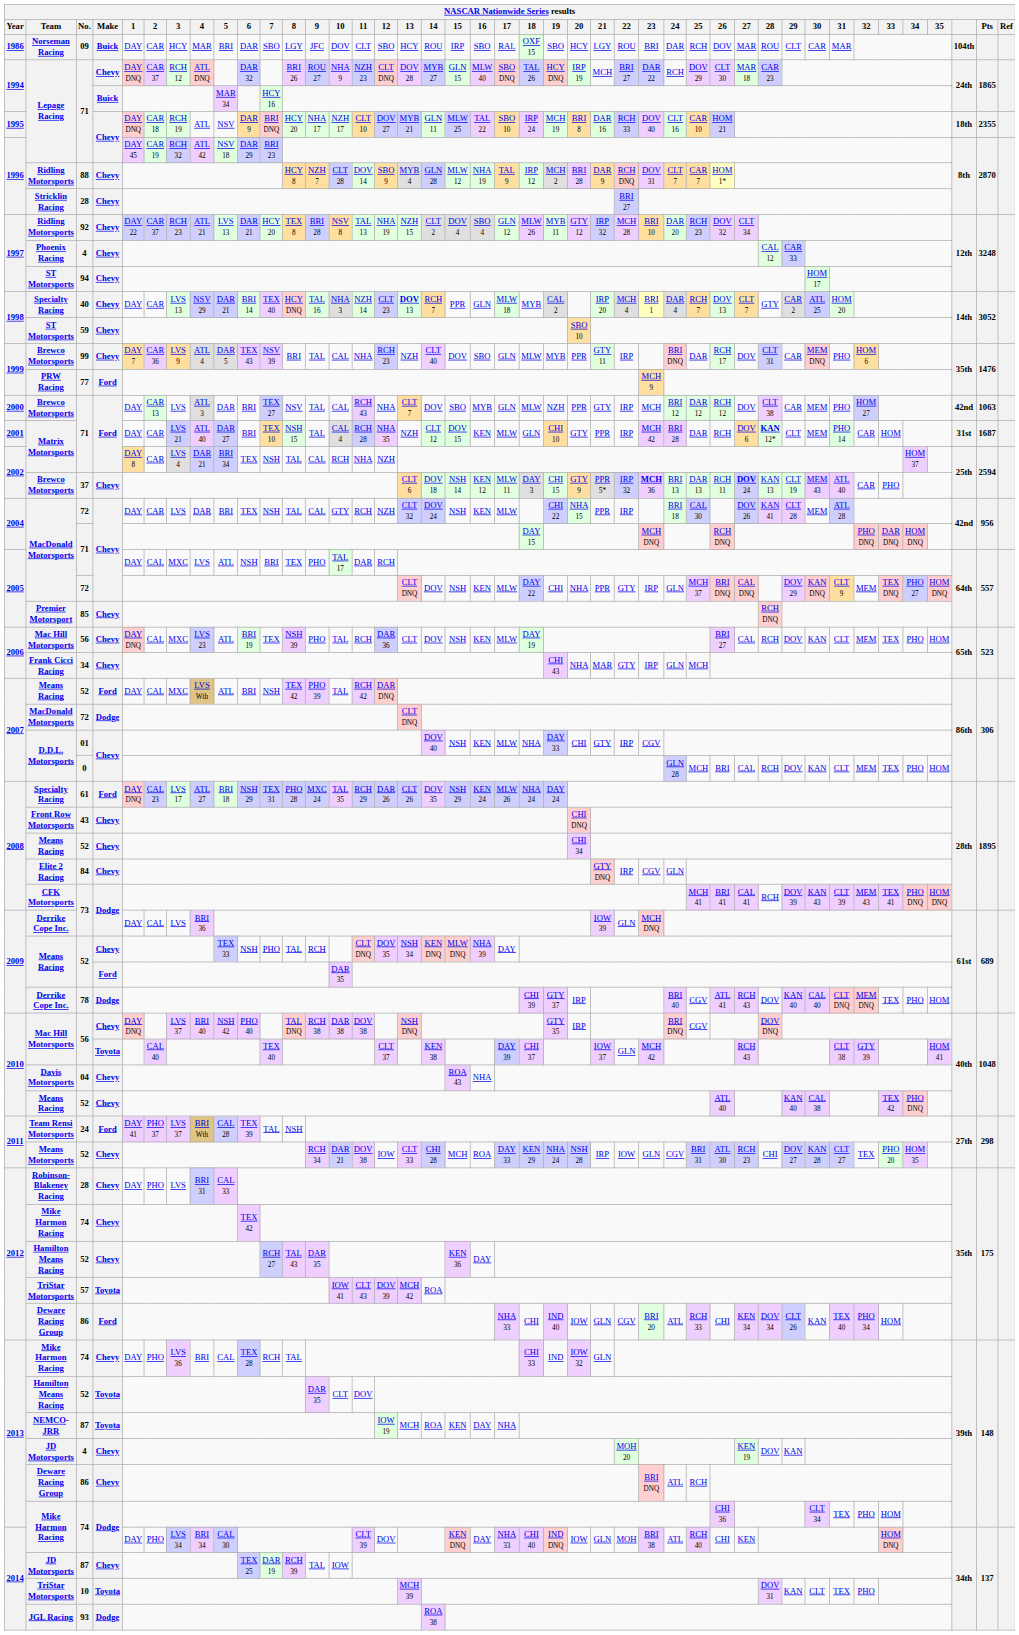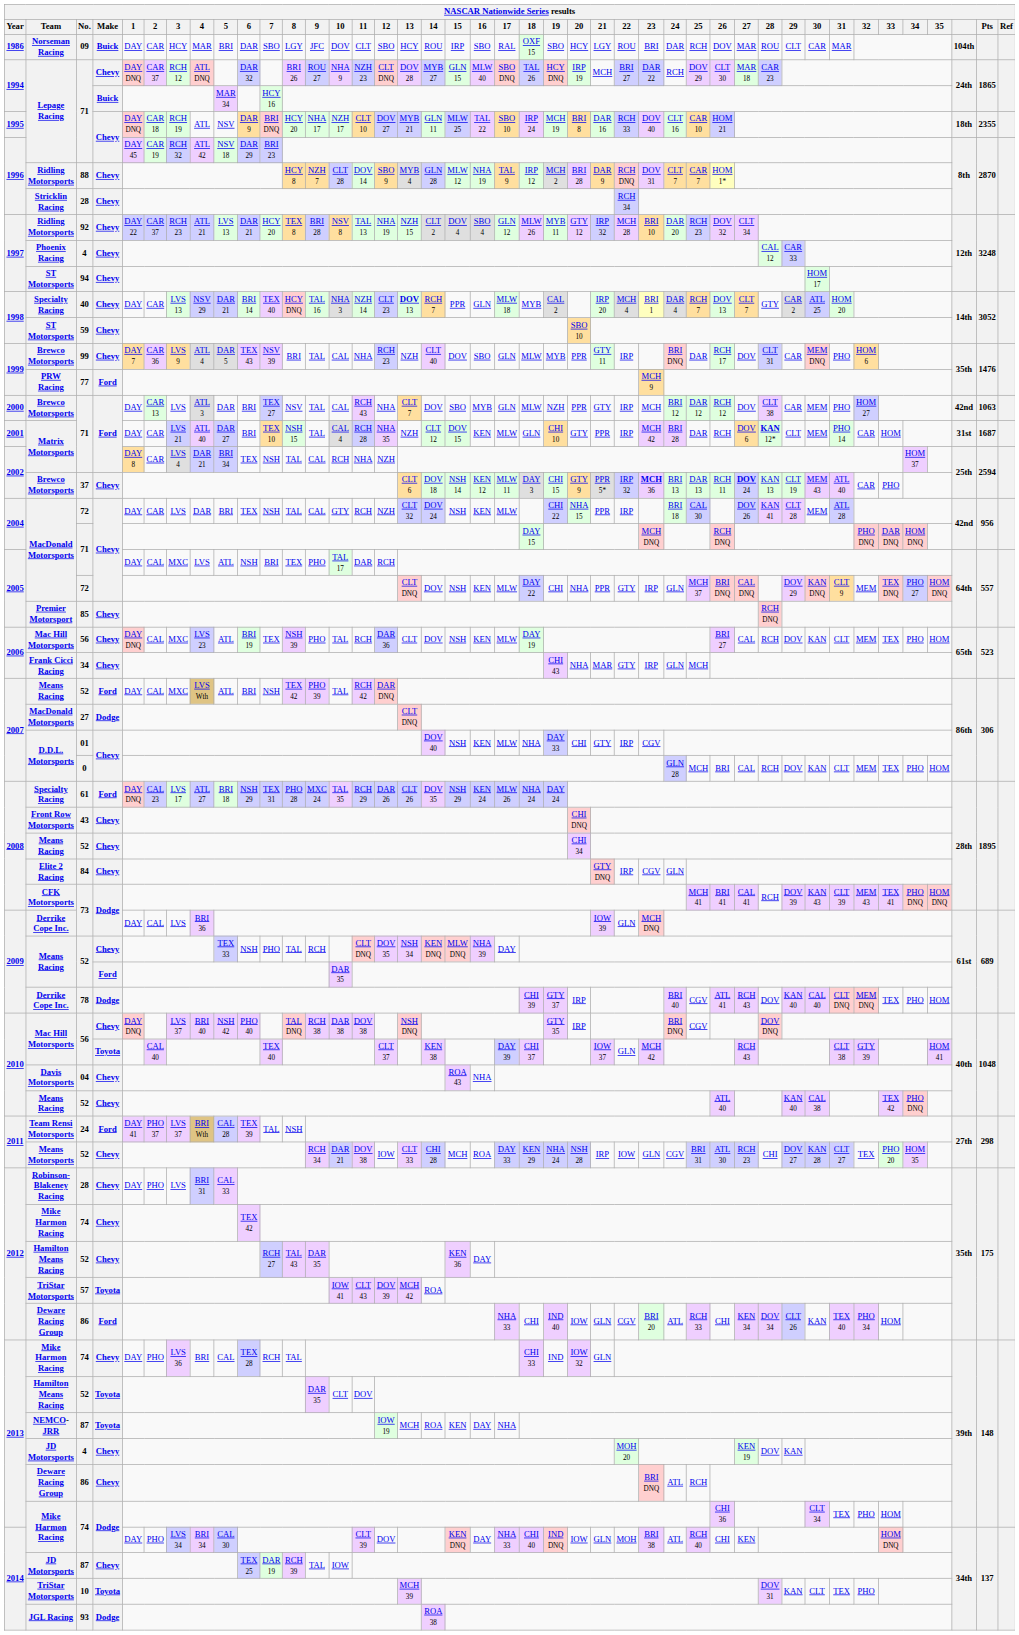(627, 201) BRI 27 -> (627, 201) RCH 34
(84, 717) 72 -> (84, 717) 27
